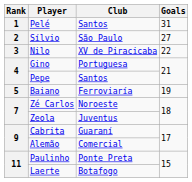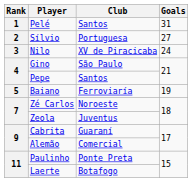(100, 38) São Paulo -> (103, 38) Portuguesa
(166, 51) 22 -> (166, 51) 24
(103, 64) Portuguesa -> (100, 64) São Paulo
